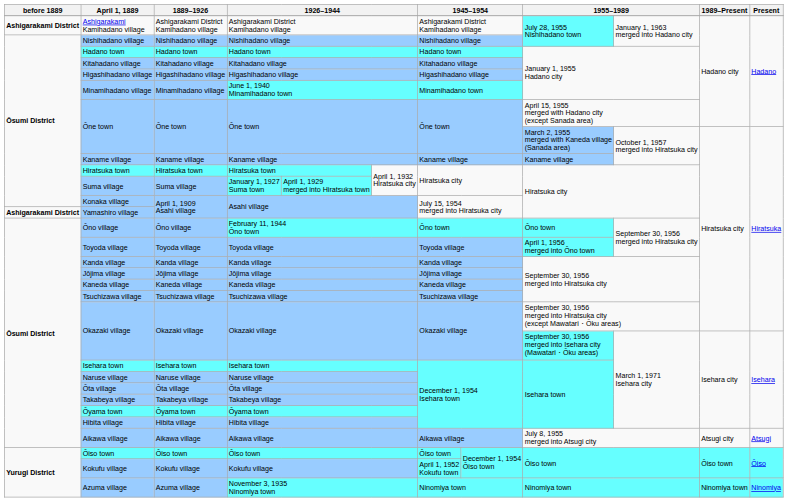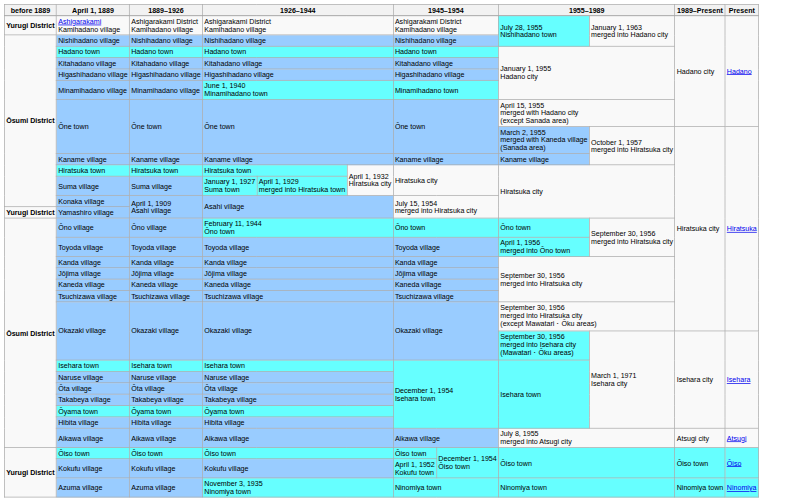(43, 25) Ashigarakami District -> (30, 25) Yurugi District
(43, 212) Ashigarakami District -> (30, 212) Yurugi District
